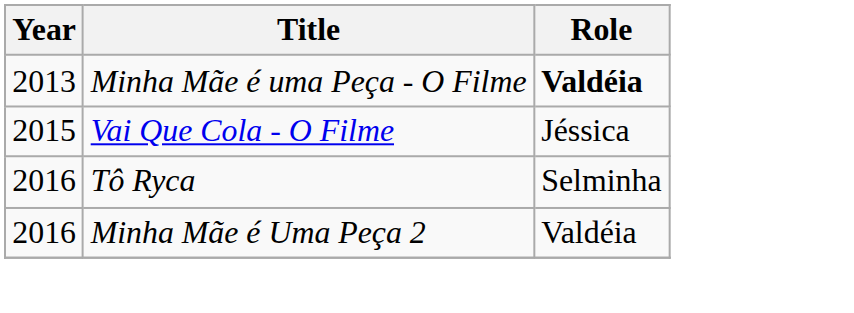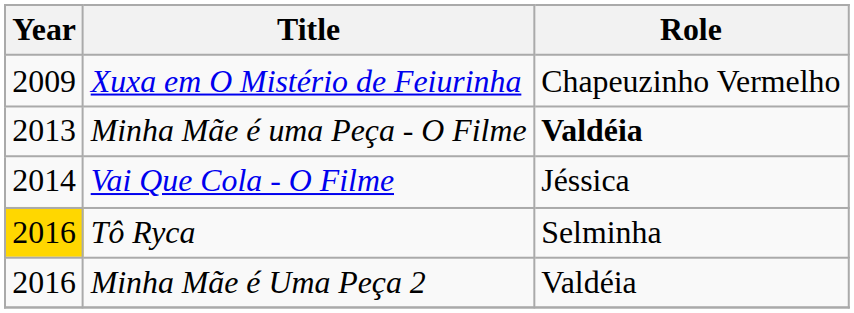+ row: (306, 80)
(44, 130) 2015 -> (44, 181) 2014
(44, 181) no background -> (44, 231) gold background
